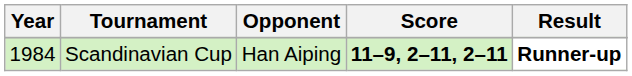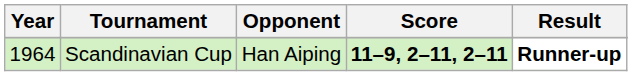(32, 54) 1984 -> (32, 54) 1964
